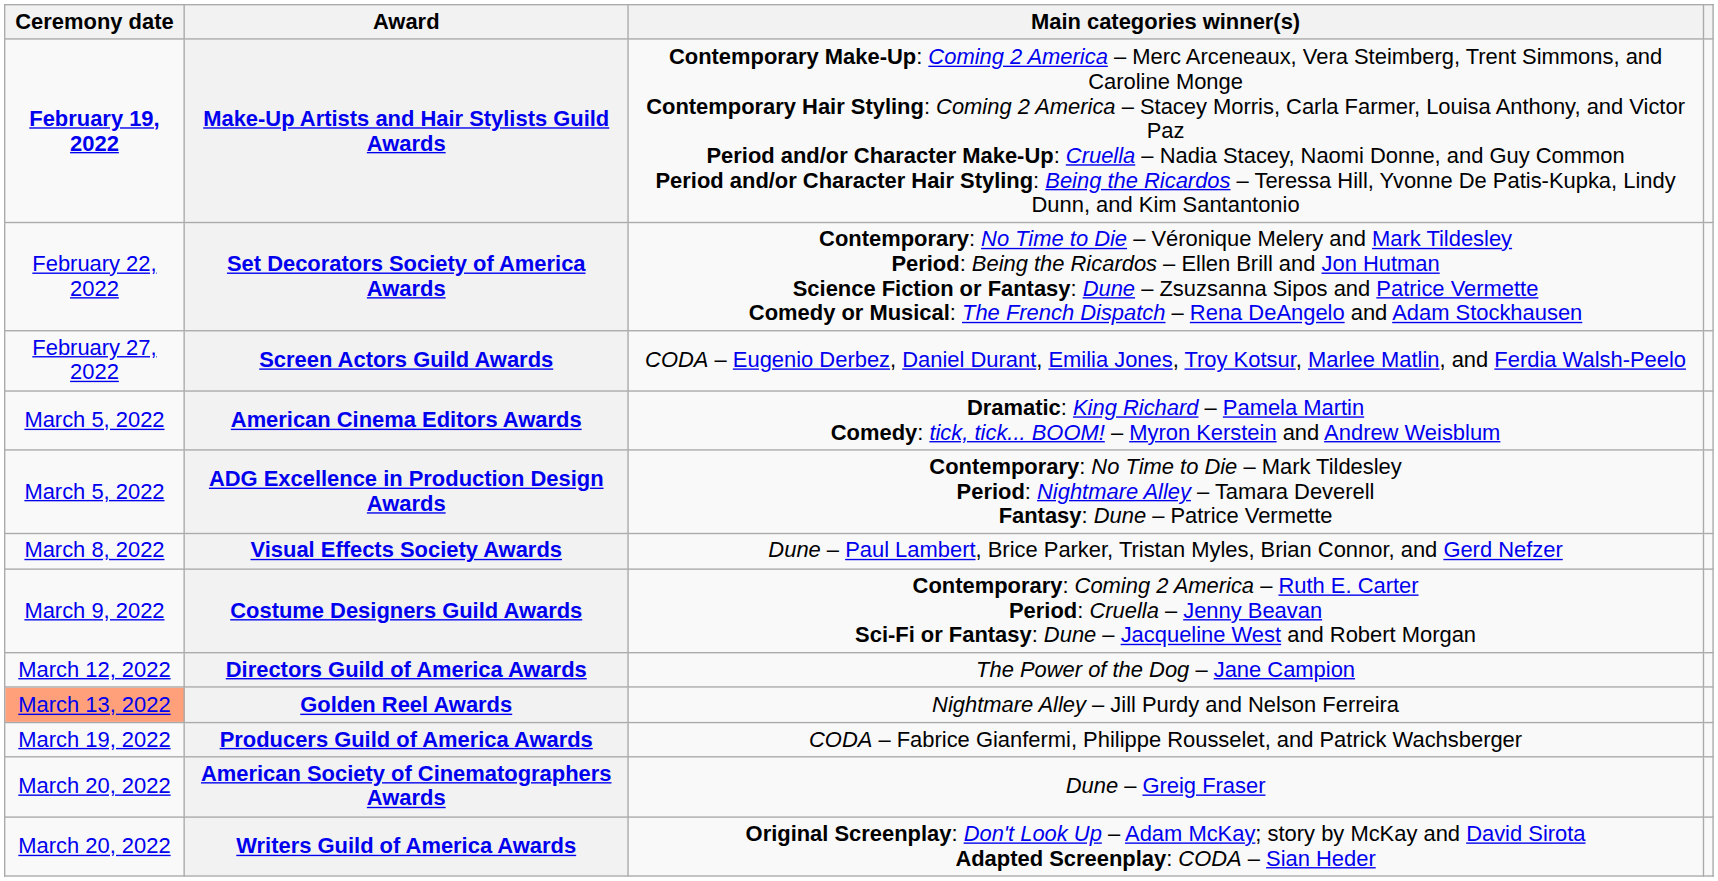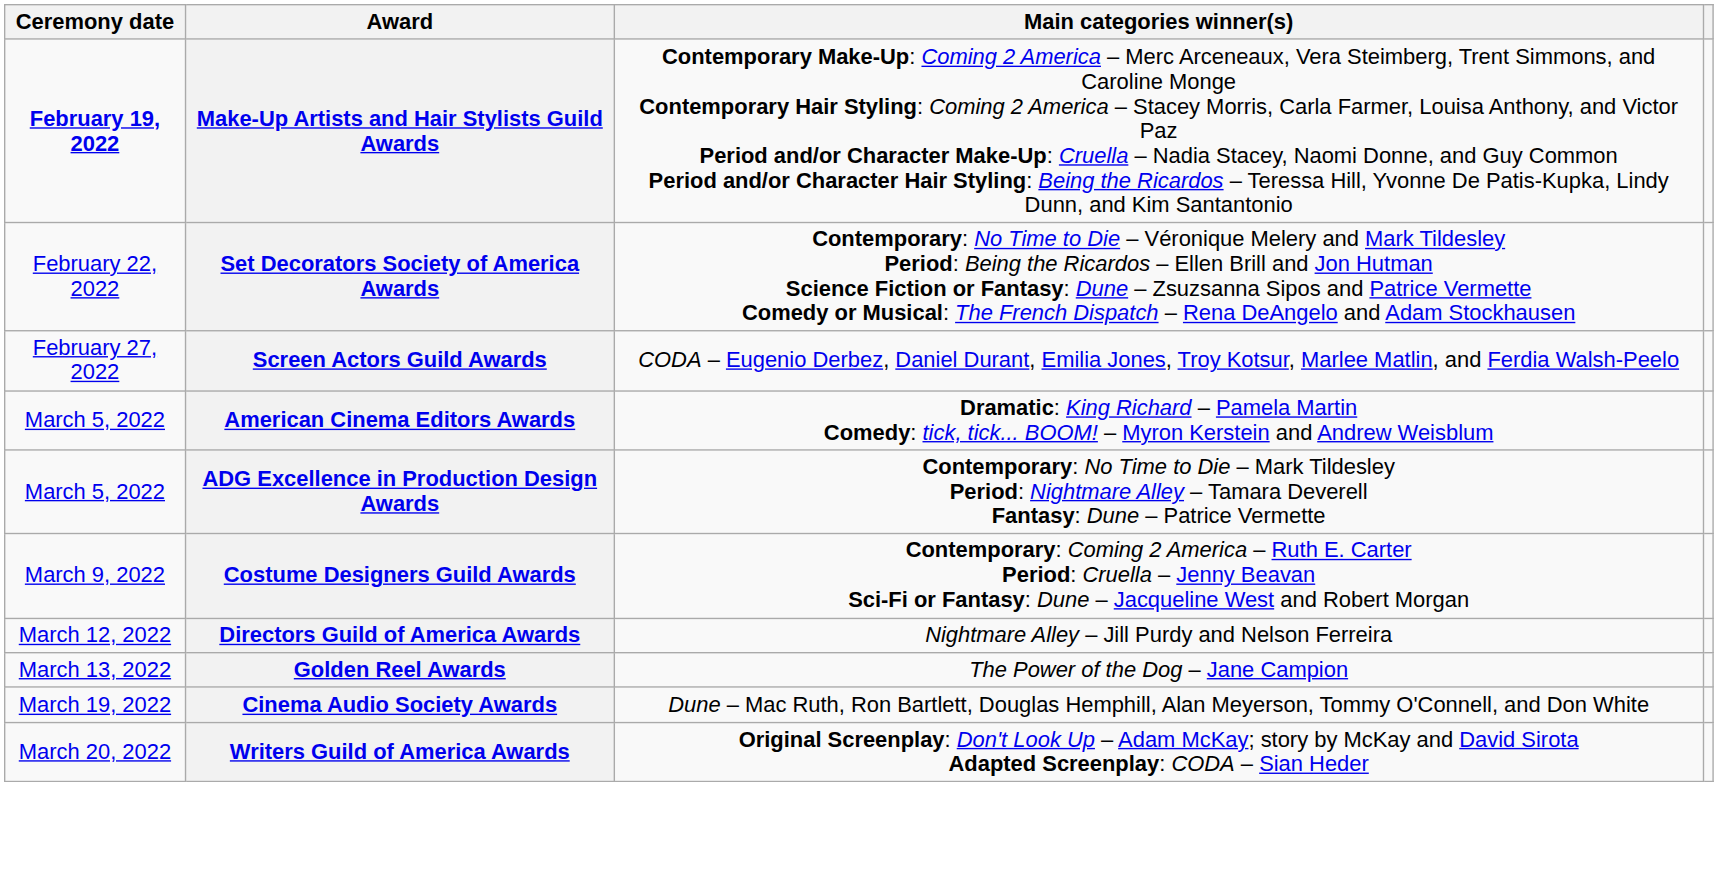- row: (406, 551)
(1166, 669) The Power of the Dog – Jane Campion -> (1159, 635) Nightmare Alley – Jill Purdy and Nelson Ferreira
(94, 704) lightsalmon background -> (95, 669) no background
(1166, 704) Nightmare Alley – Jill Purdy and Nelson Ferreira -> (1159, 669) The Power of the Dog – Jane Campion
+ row: (400, 704)
- row: (406, 739)
- row: (406, 786)
